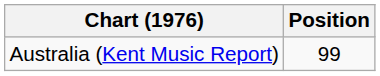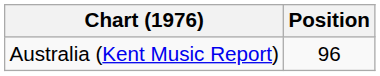(329, 53) 99 -> (329, 53) 96
